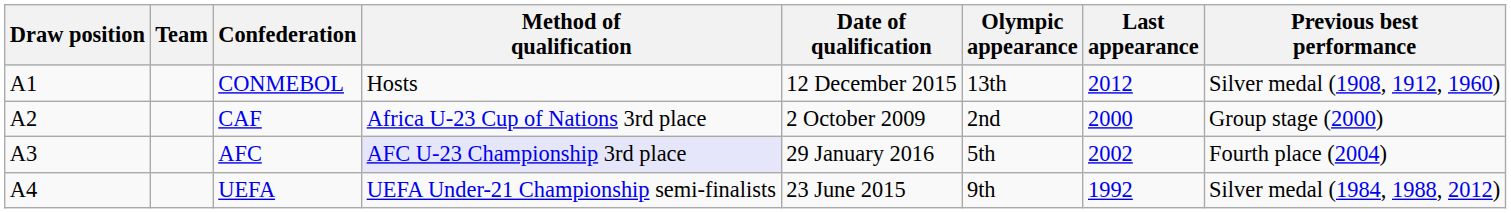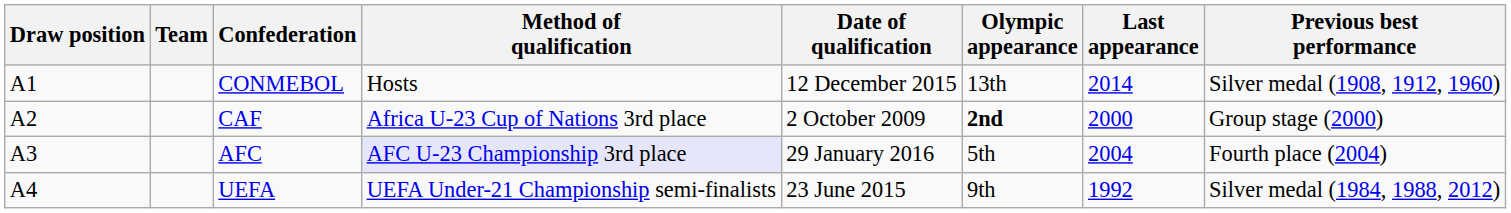(1110, 82) 2012 -> (1110, 82) 2014
(984, 118) normal -> (985, 118) bold
(1110, 154) 2002 -> (1110, 154) 2004
